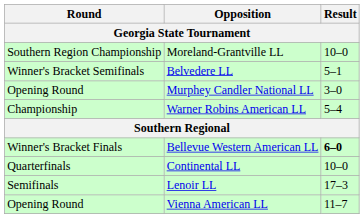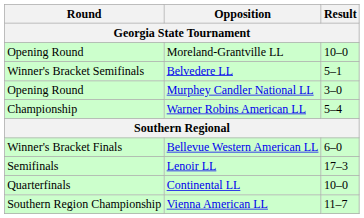(84, 52) Southern Region Championship -> (45, 52) Opening Round
(333, 147) bold -> (333, 147) normal
rows swapped: (203, 166) <-> (191, 185)
(45, 204) Opening Round -> (84, 204) Southern Region Championship
